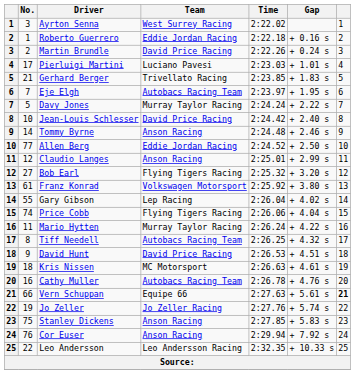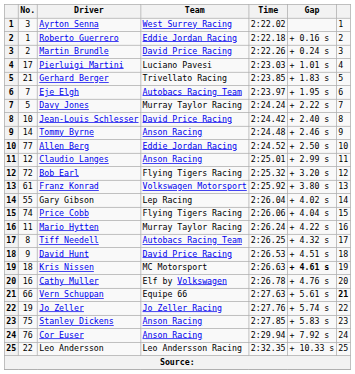(28, 173) 27 -> (28, 173) 72
(309, 268) normal -> (309, 268) bold
(192, 282) Autobacs Racing Team -> (185, 282) Elf by Volkswagen
